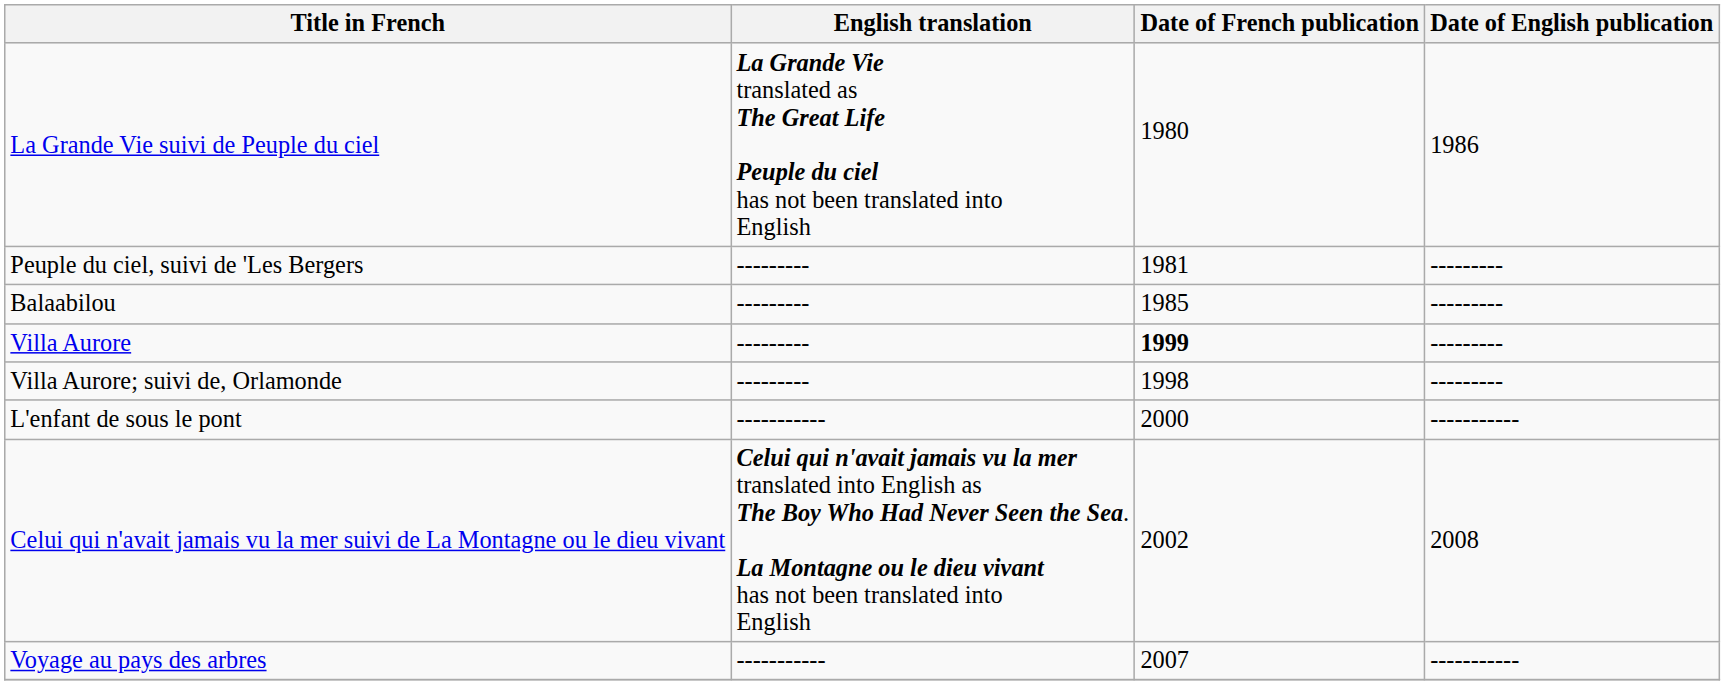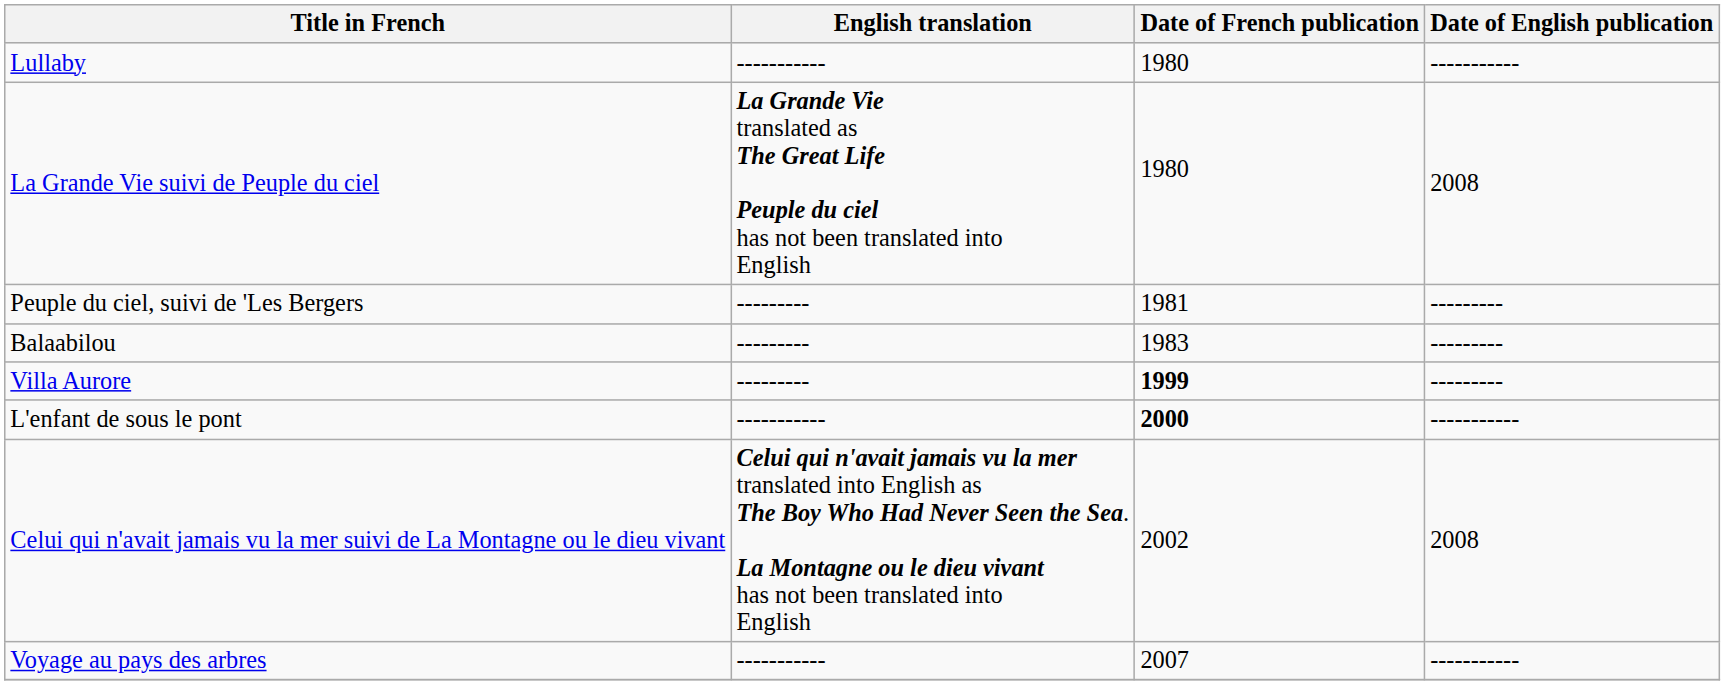+ row: (48, 62)
(1454, 144) 1986 -> (1454, 183) 2008
(1165, 303) 1985 -> (1165, 342) 1983
- row: (176, 380)
(1165, 419) normal -> (1165, 419) bold
